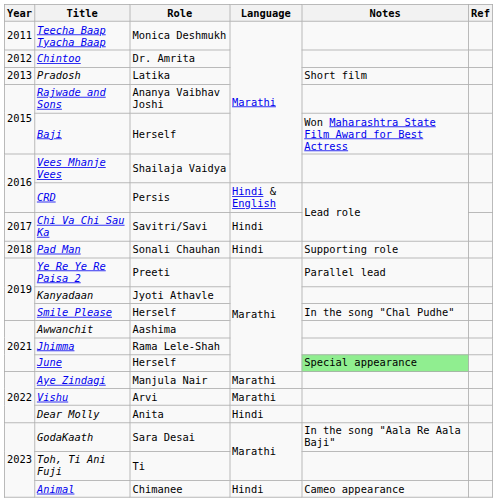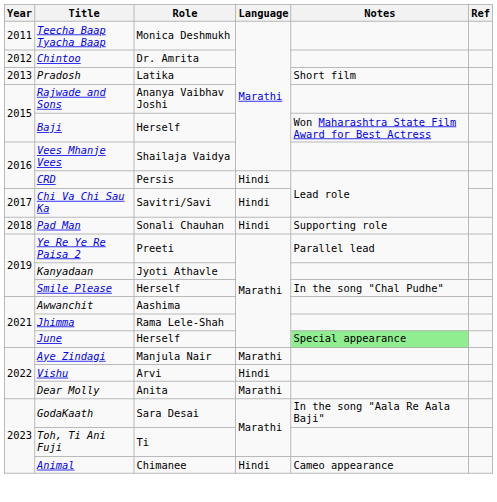(254, 198) Hindi & English -> (254, 180) Hindi
(254, 397) Marathi -> (254, 373) Hindi
(248, 414) Hindi -> (260, 390) Marathi
